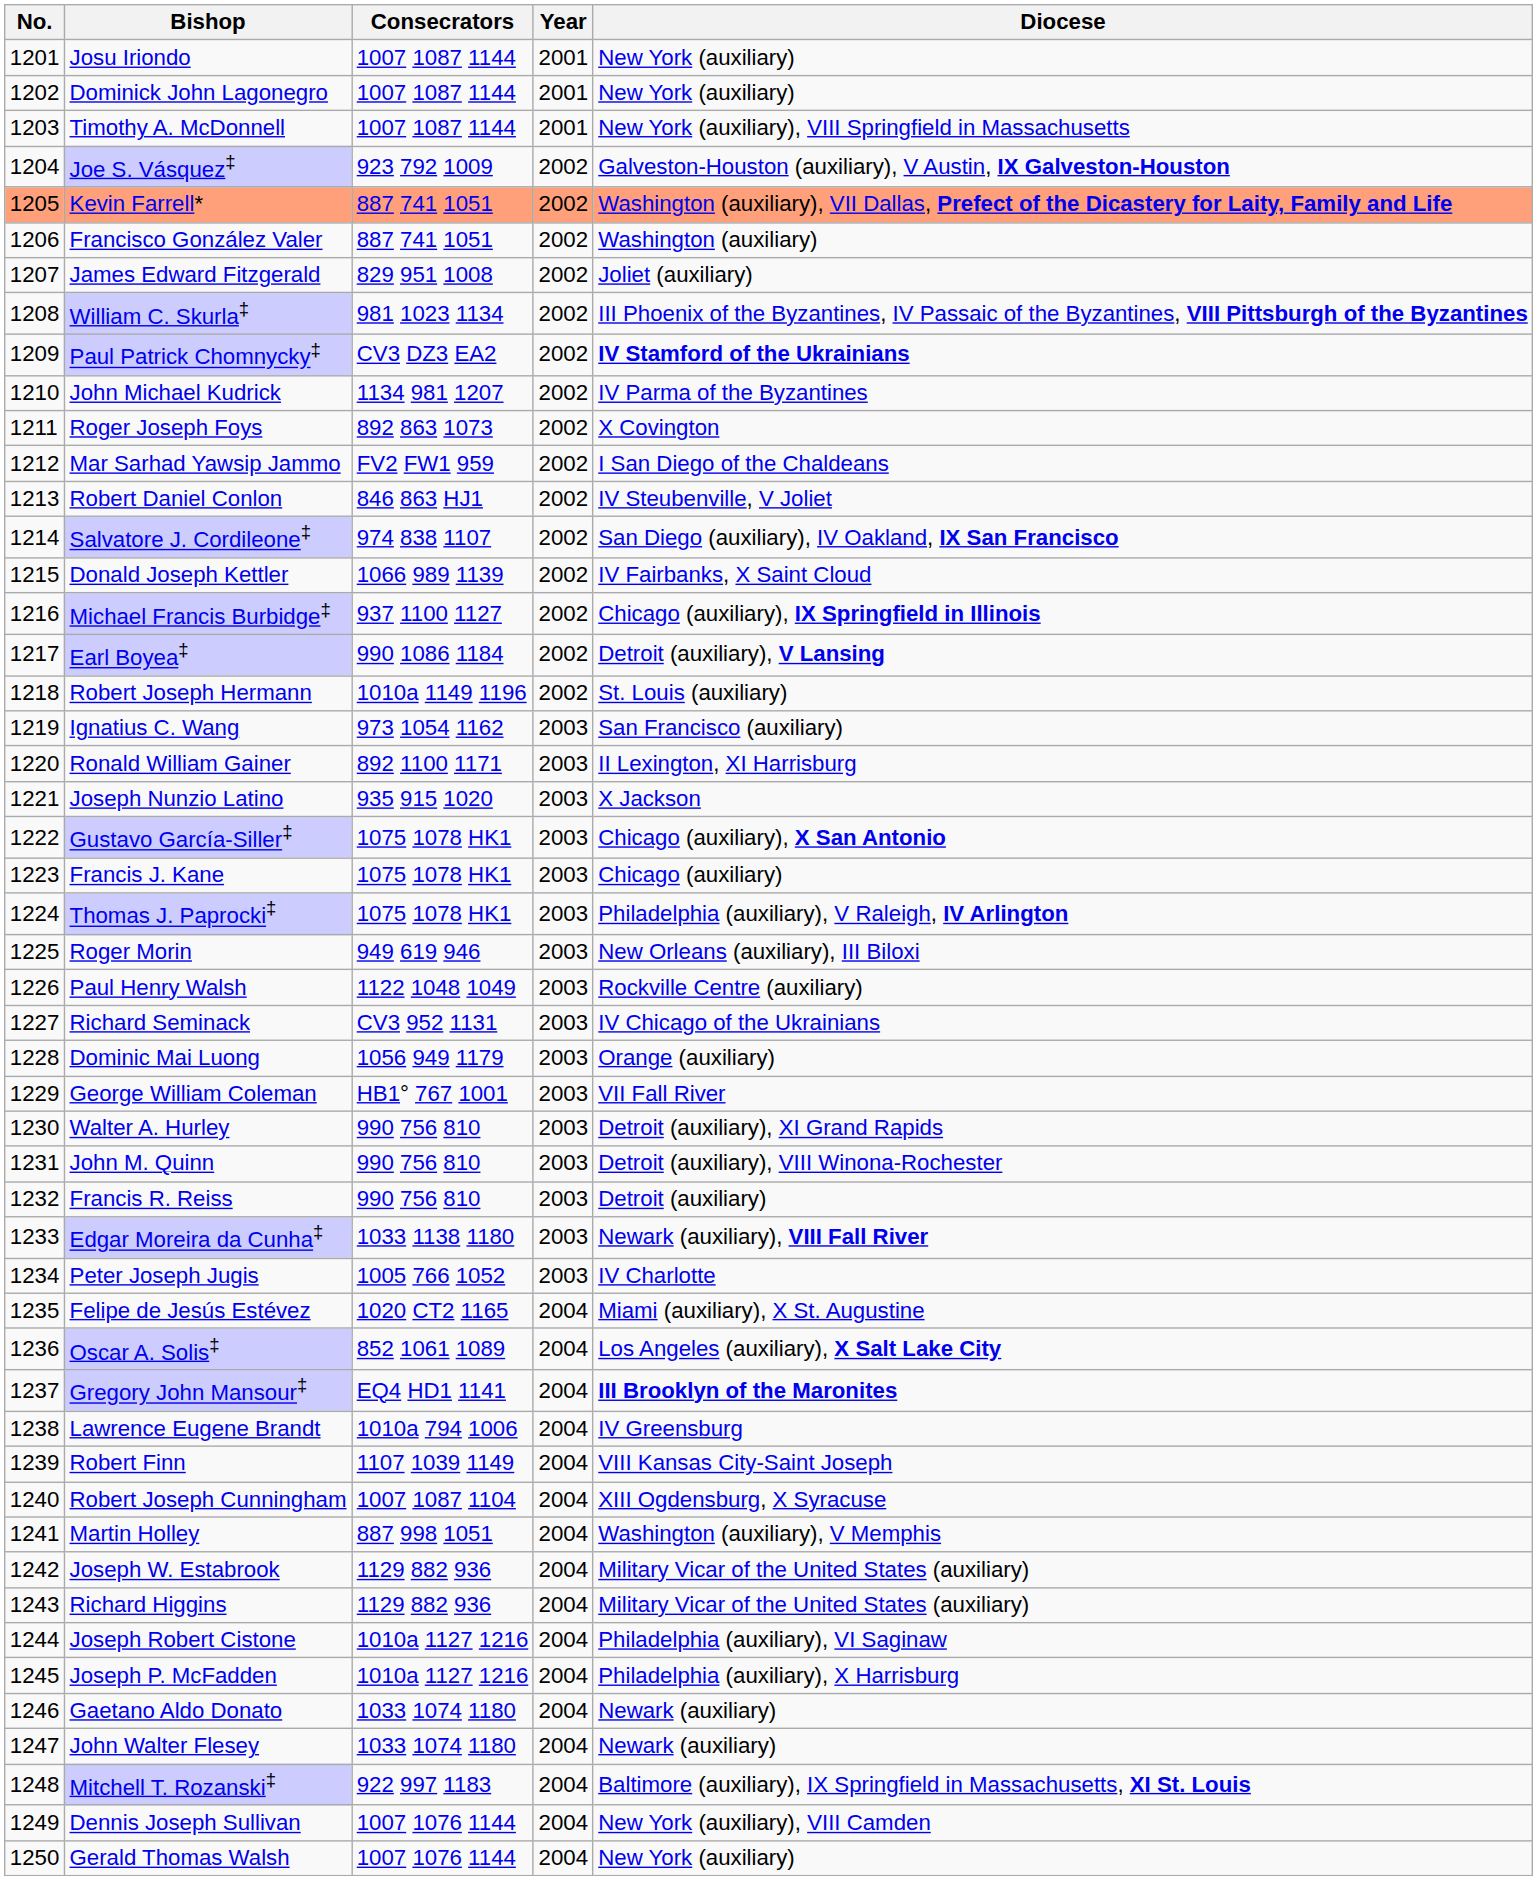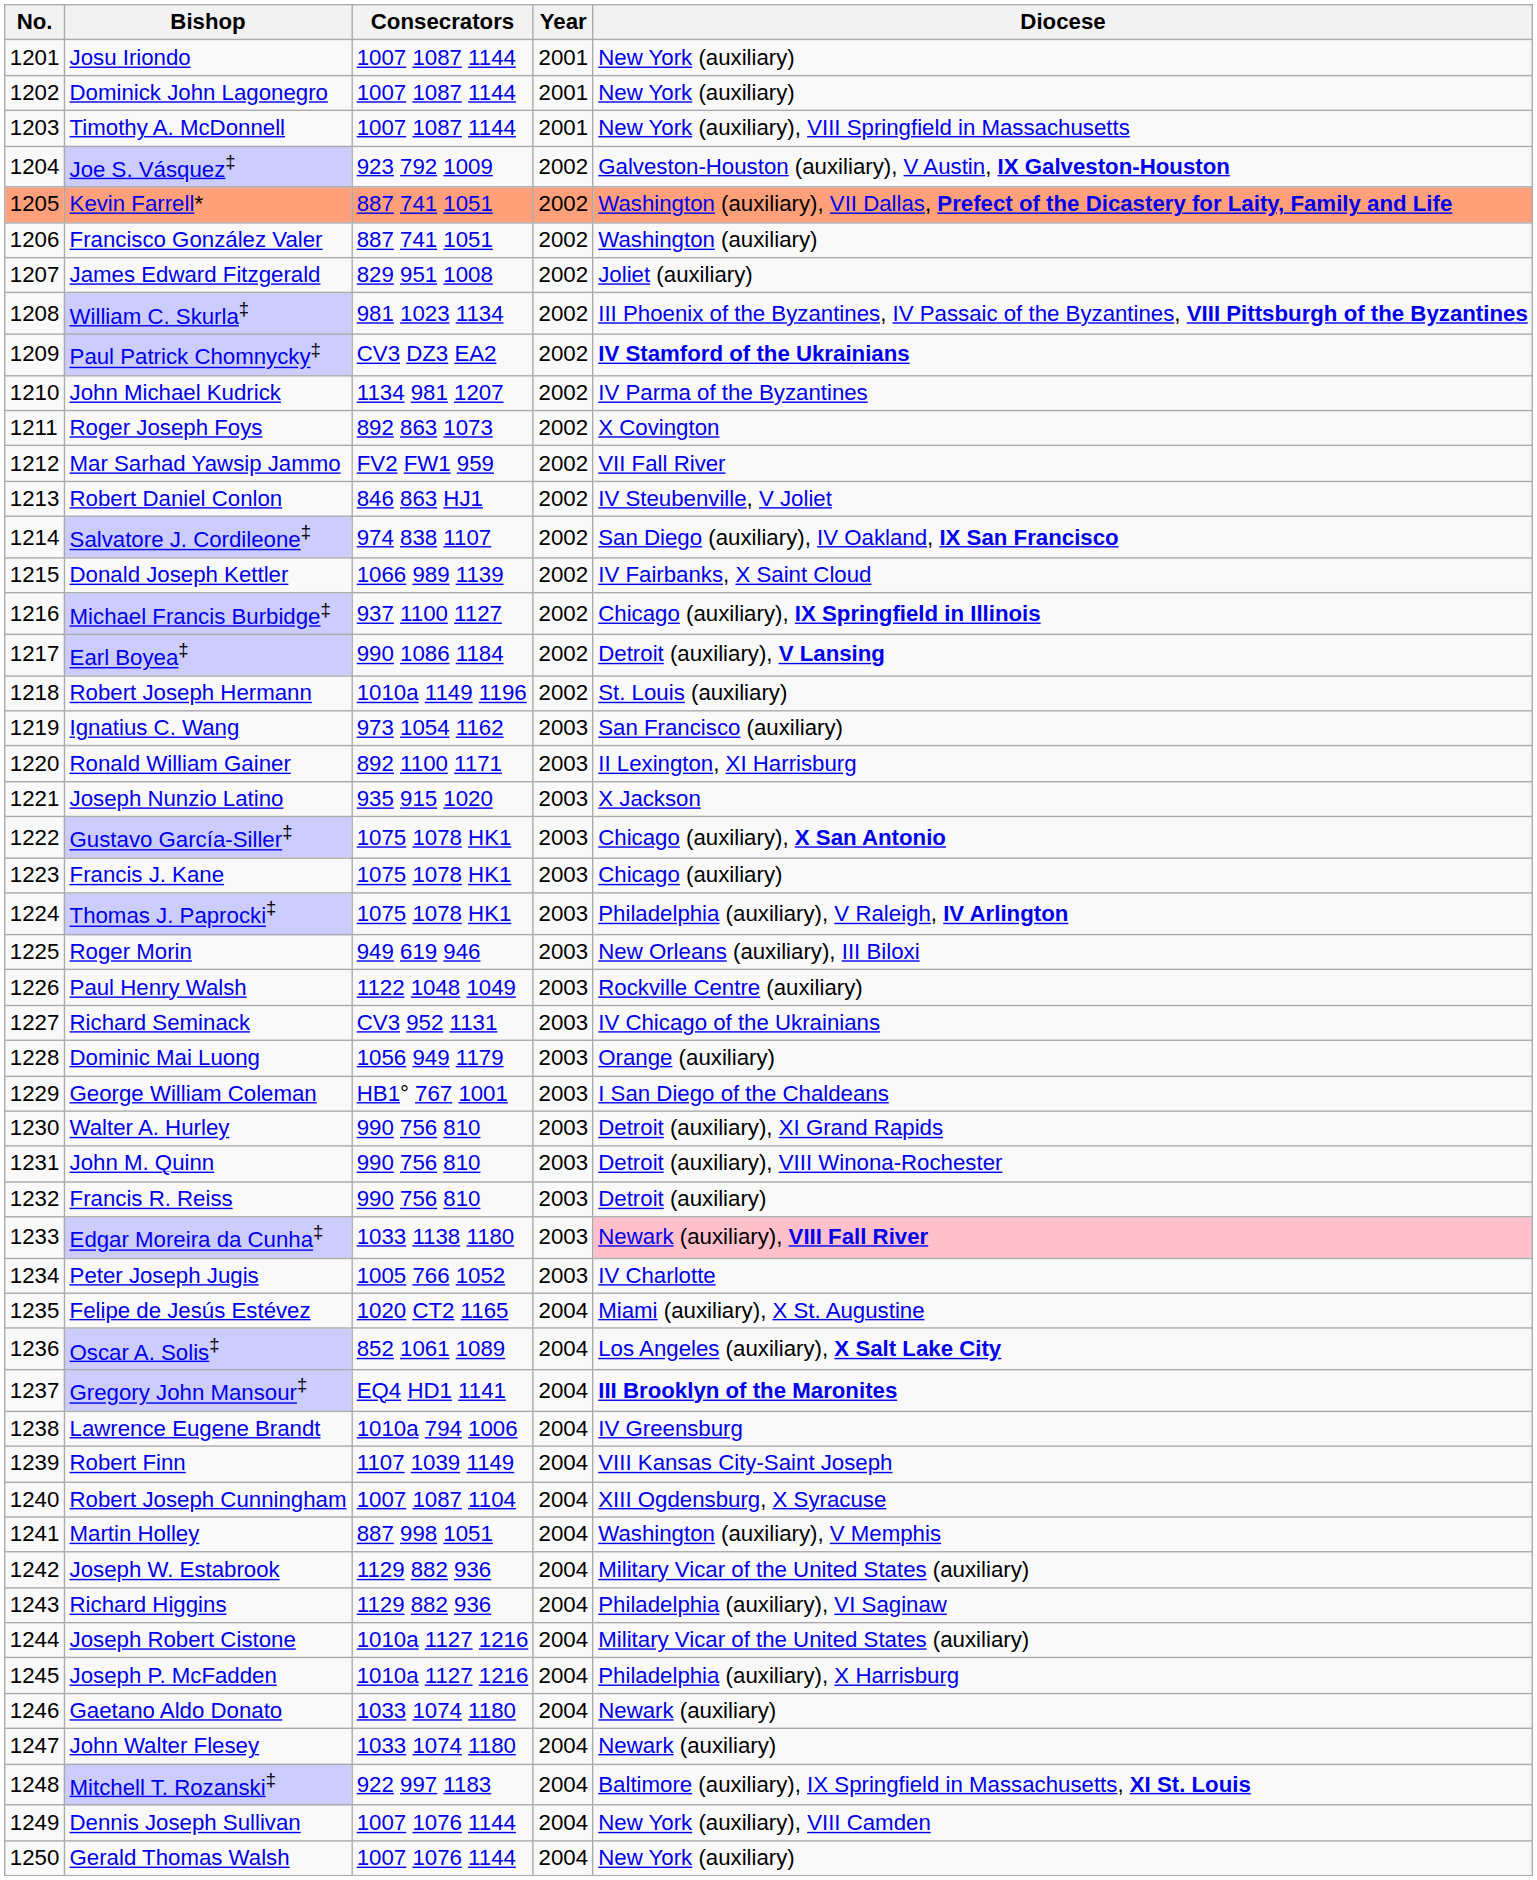(744, 463) I San Diego of the Chaldeans -> (662, 463) VII Fall River
(662, 1093) VII Fall River -> (744, 1093) I San Diego of the Chaldeans
(763, 1237) no background -> (763, 1237) pink background
(814, 1604) Military Vicar of the United States (auxiliary) -> (773, 1604) Philadelphia (auxiliary), VI Saginaw
(773, 1640) Philadelphia (auxiliary), VI Saginaw -> (814, 1640) Military Vicar of the United States (auxiliary)
